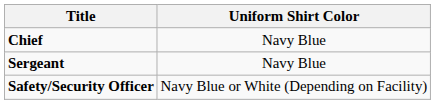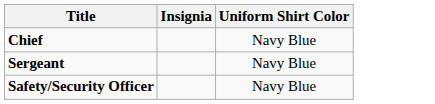+ column: (186, 16)
(294, 87) Navy Blue or White (Depending on Facility) -> (284, 87) Navy Blue
